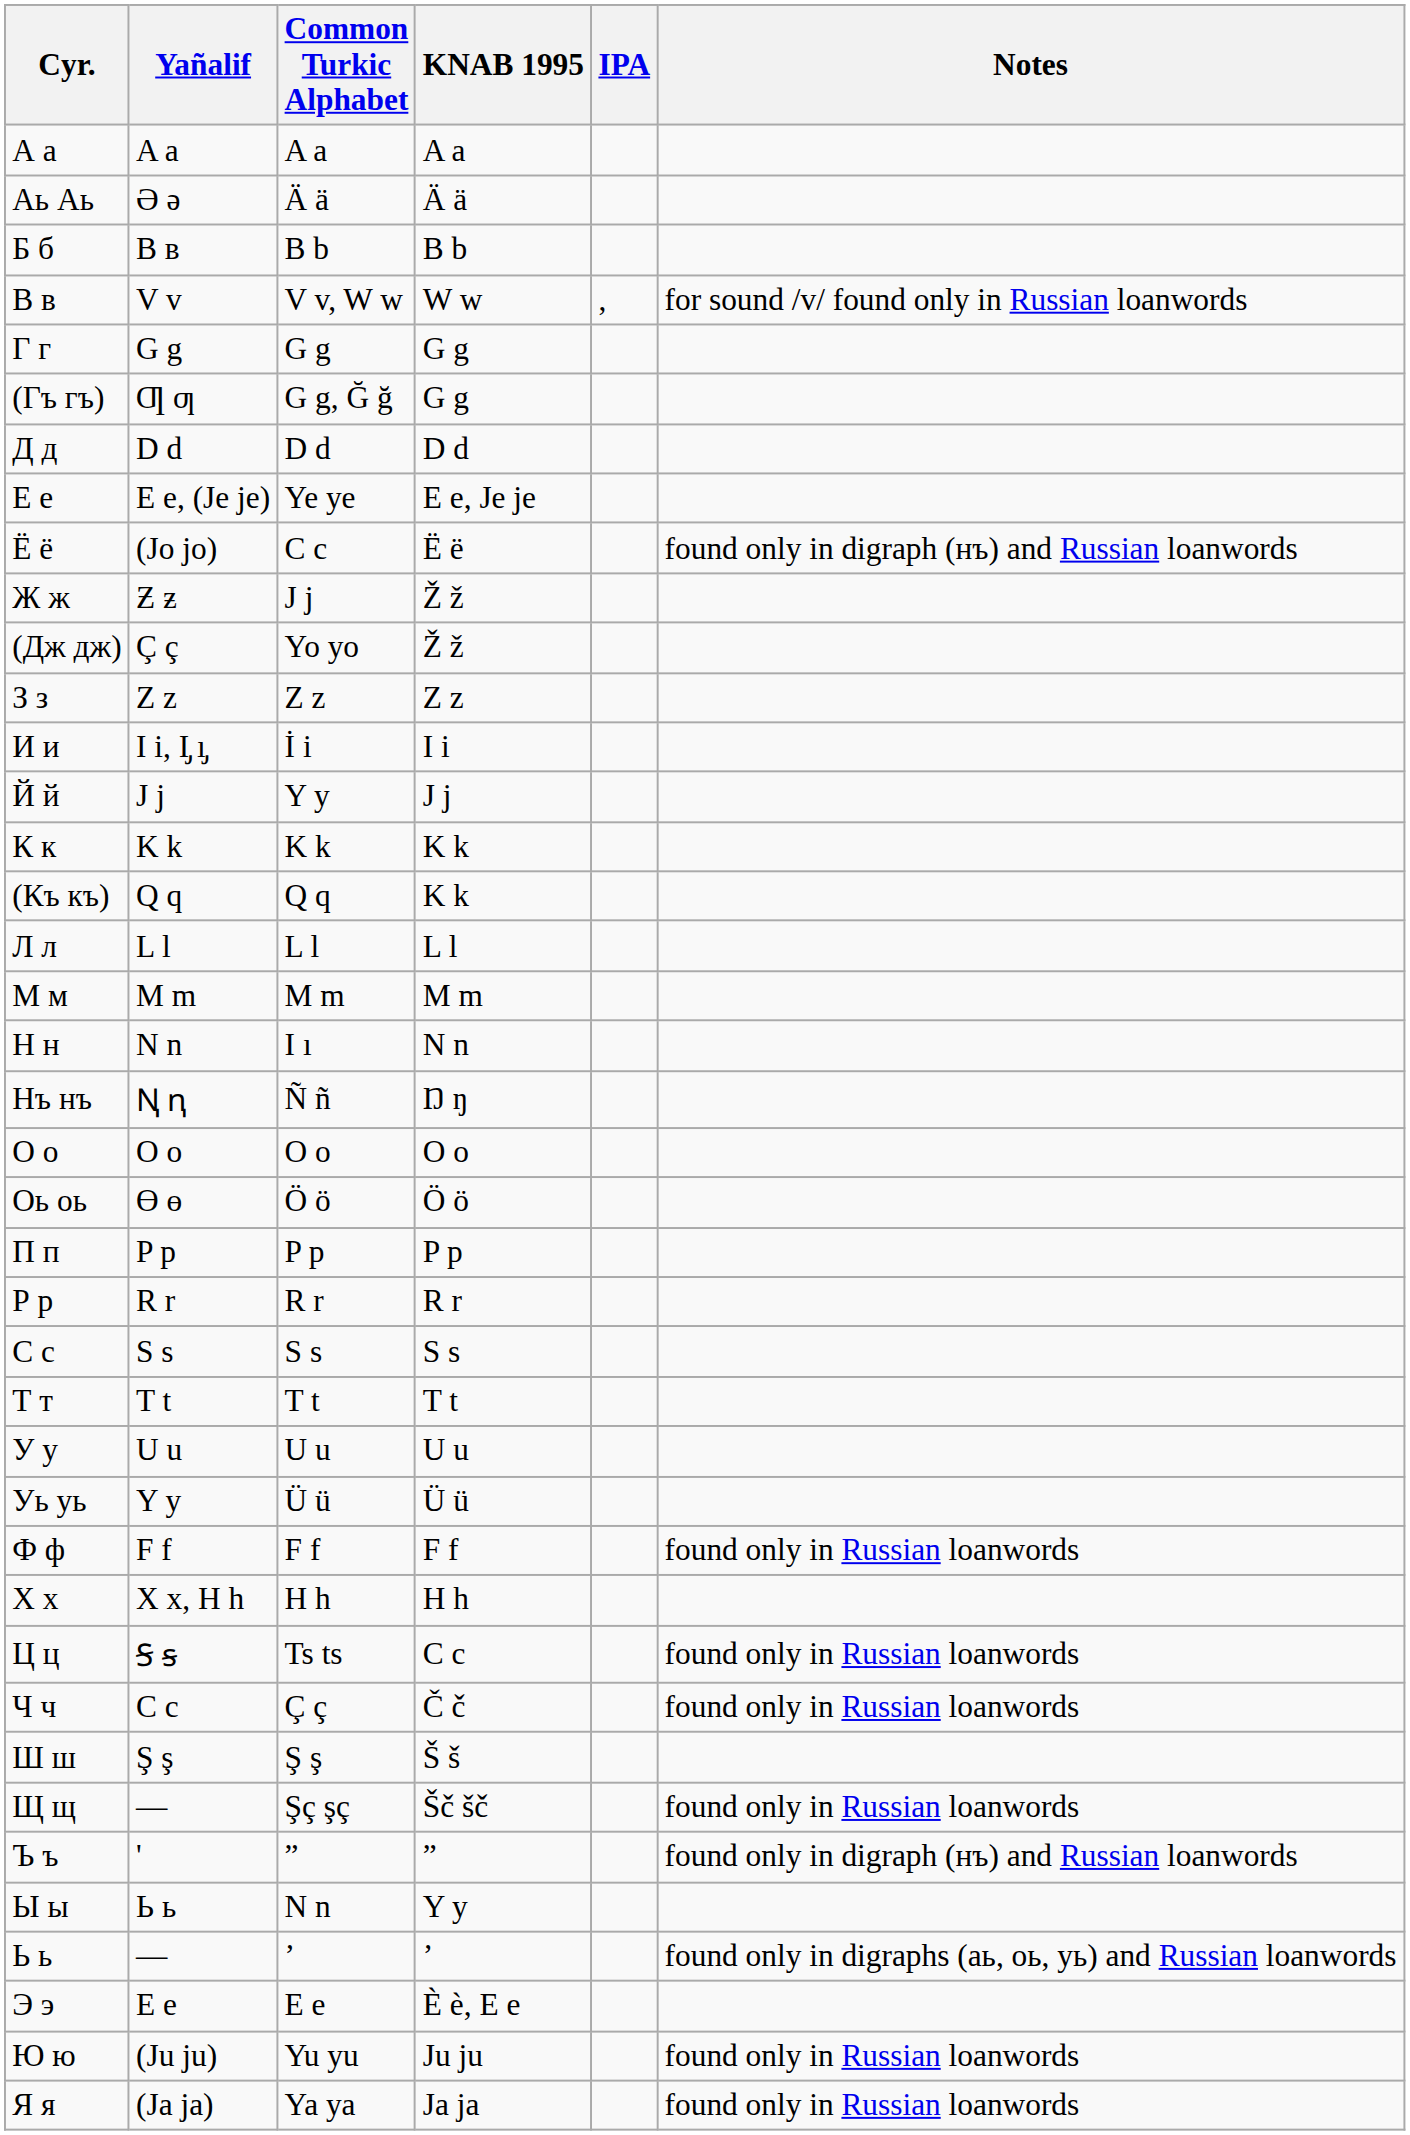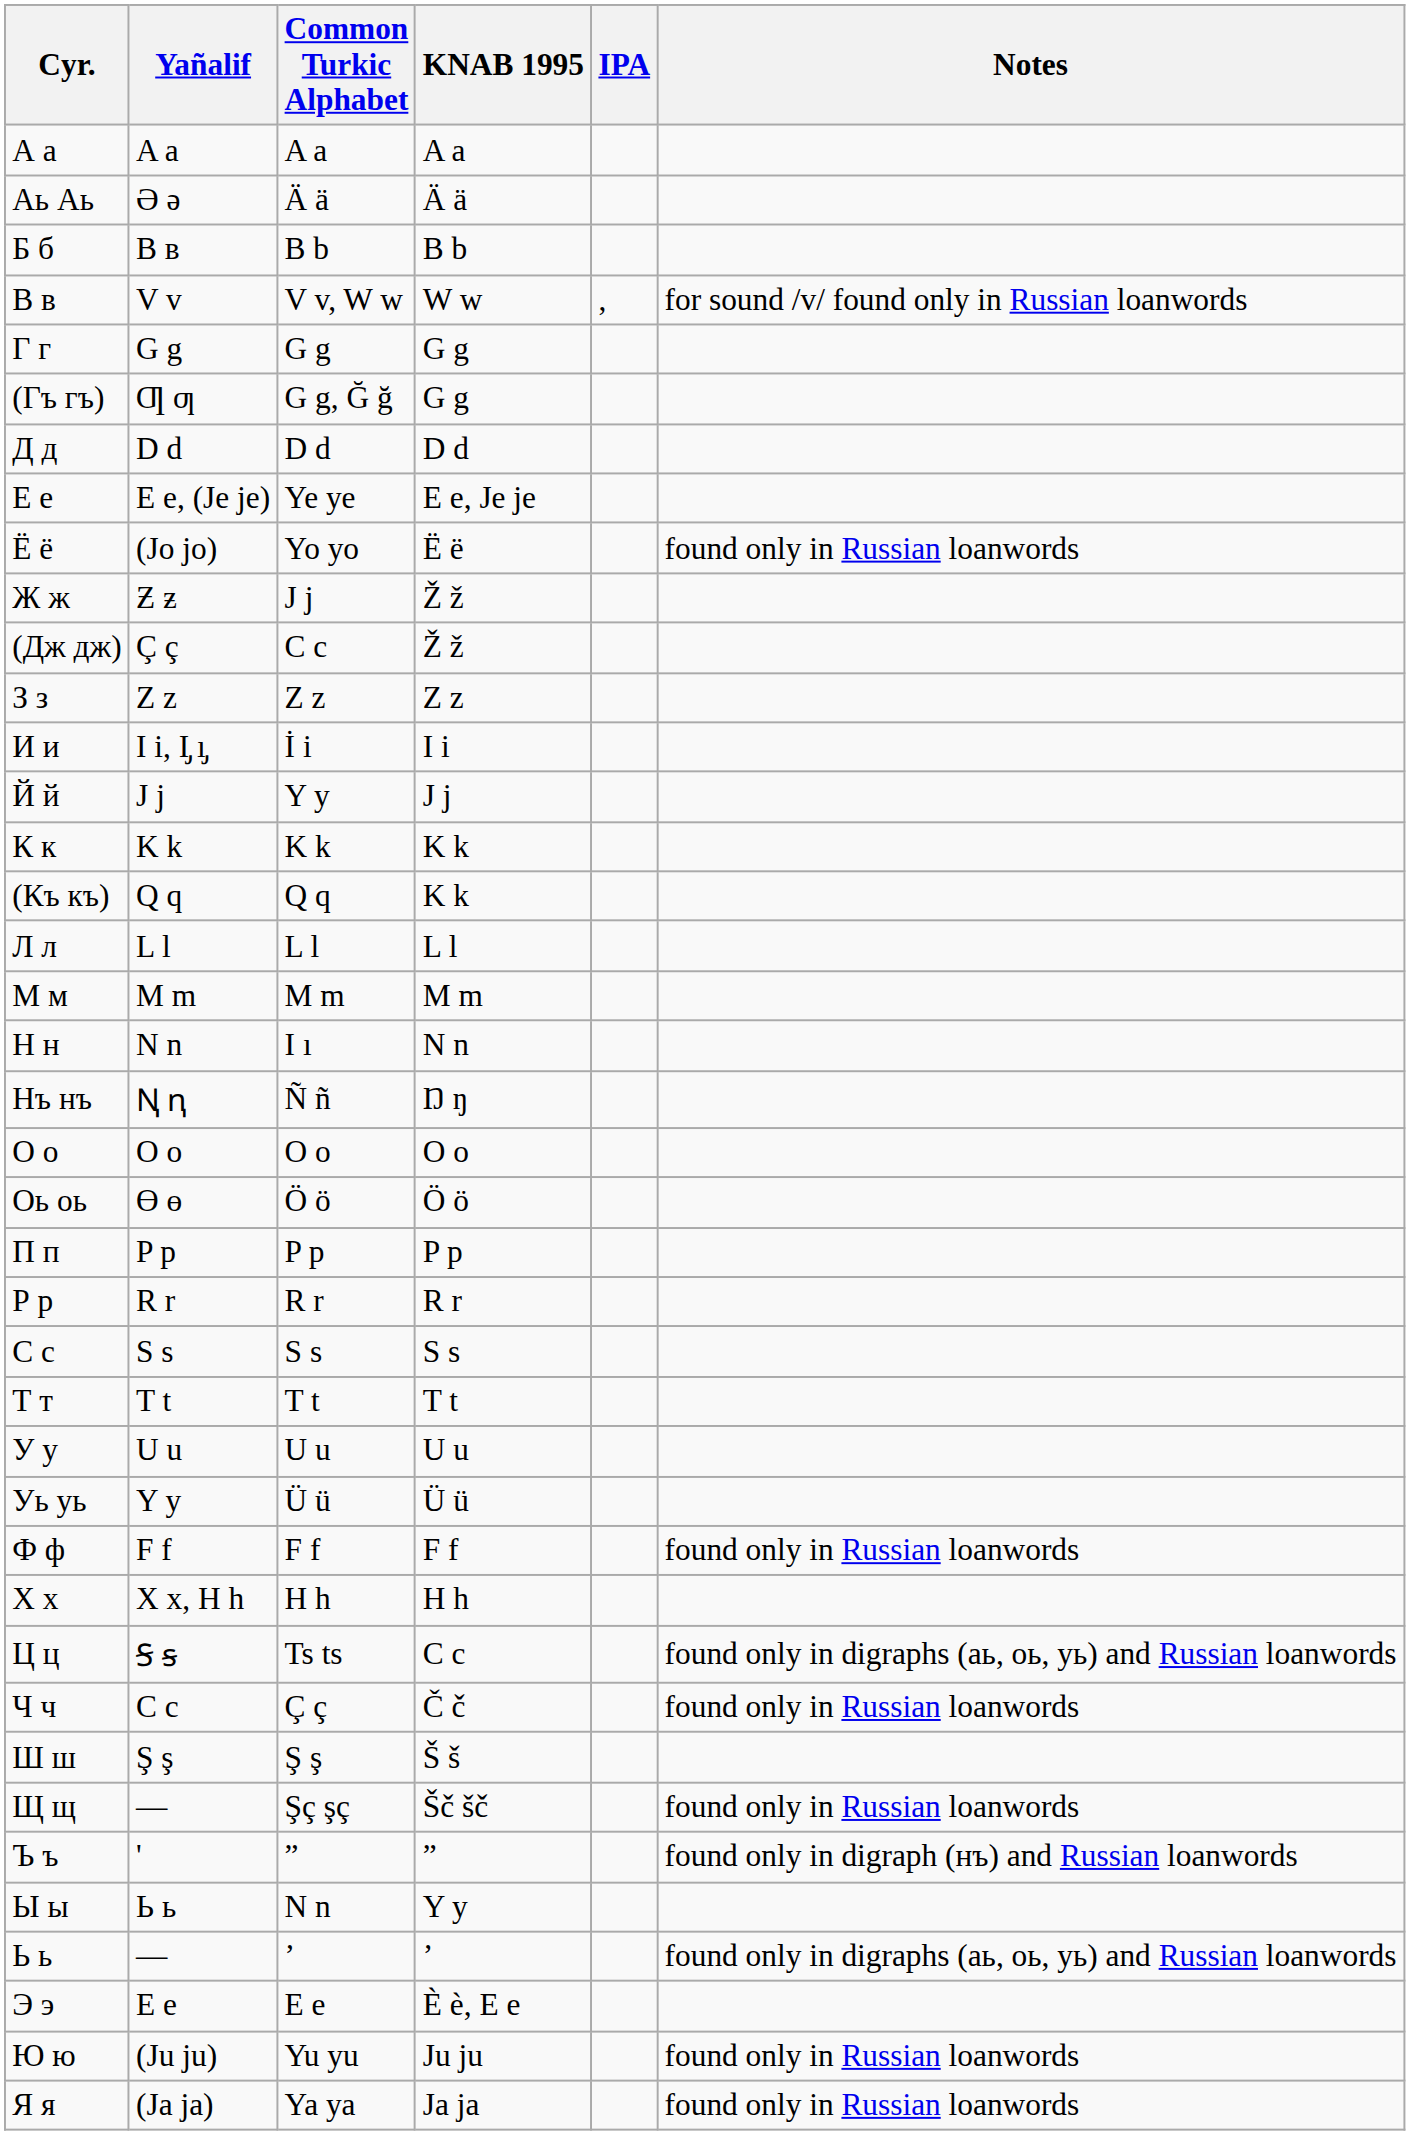(306, 547) C c -> (322, 547) Yo yo
(981, 547) found only in digraph (нъ) and Russian loanwords -> (872, 547) found only in Russian loanwords
(322, 647) Yo yo -> (306, 647) C c
(872, 1653) found only in Russian loanwords -> (1031, 1653) found only in digraphs (аь, оь, уь) and Russian loanwords
